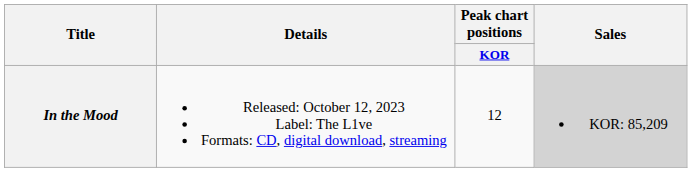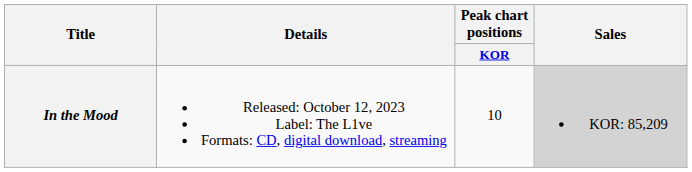(494, 116) 12 -> (494, 116) 10
